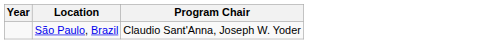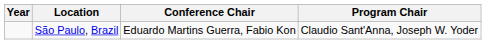+ column: (210, 13)
